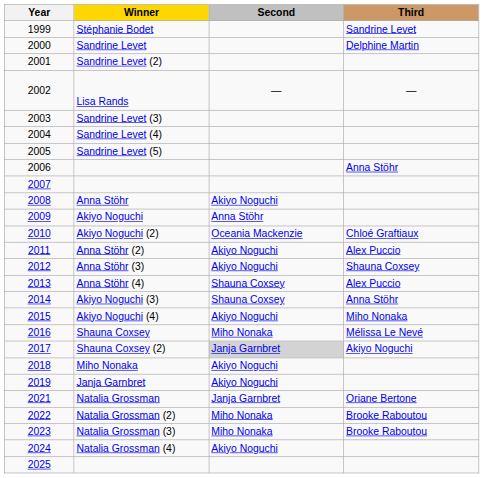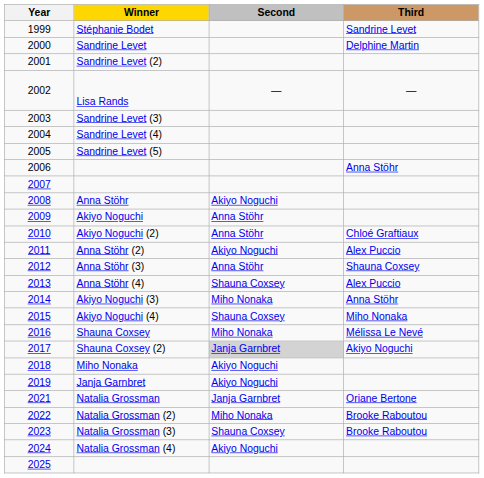(257, 234) Oceania Mackenzie -> (237, 234) Anna Stöhr
(245, 267) Akiyo Noguchi -> (237, 267) Anna Stöhr
(248, 300) Shauna Coxsey -> (242, 300) Miho Nonaka
(245, 316) Akiyo Noguchi -> (248, 316) Shauna Coxsey
(242, 431) Miho Nonaka -> (248, 431) Shauna Coxsey
